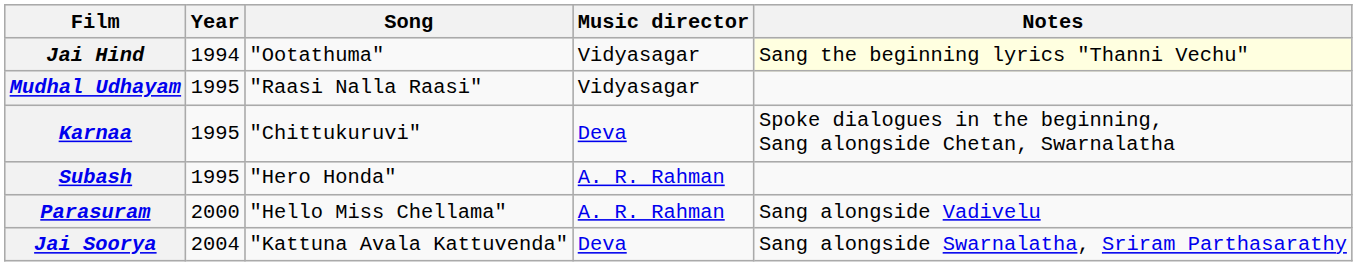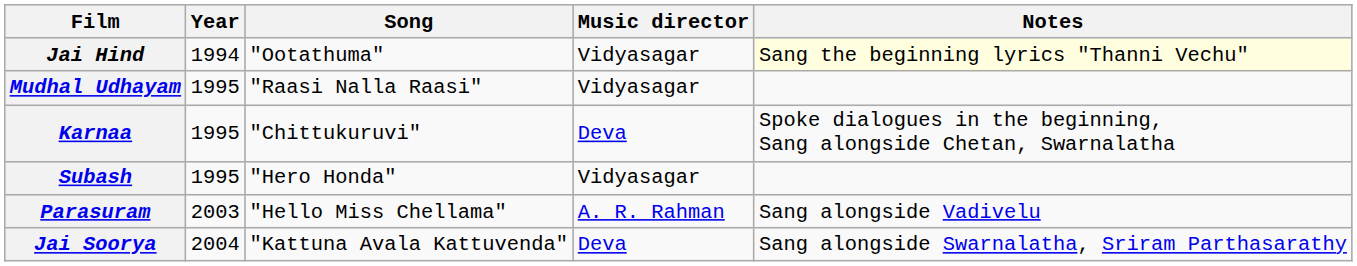(651, 178) A. R. Rahman -> (639, 178) Vidyasagar
(215, 211) 2000 -> (215, 211) 2003
